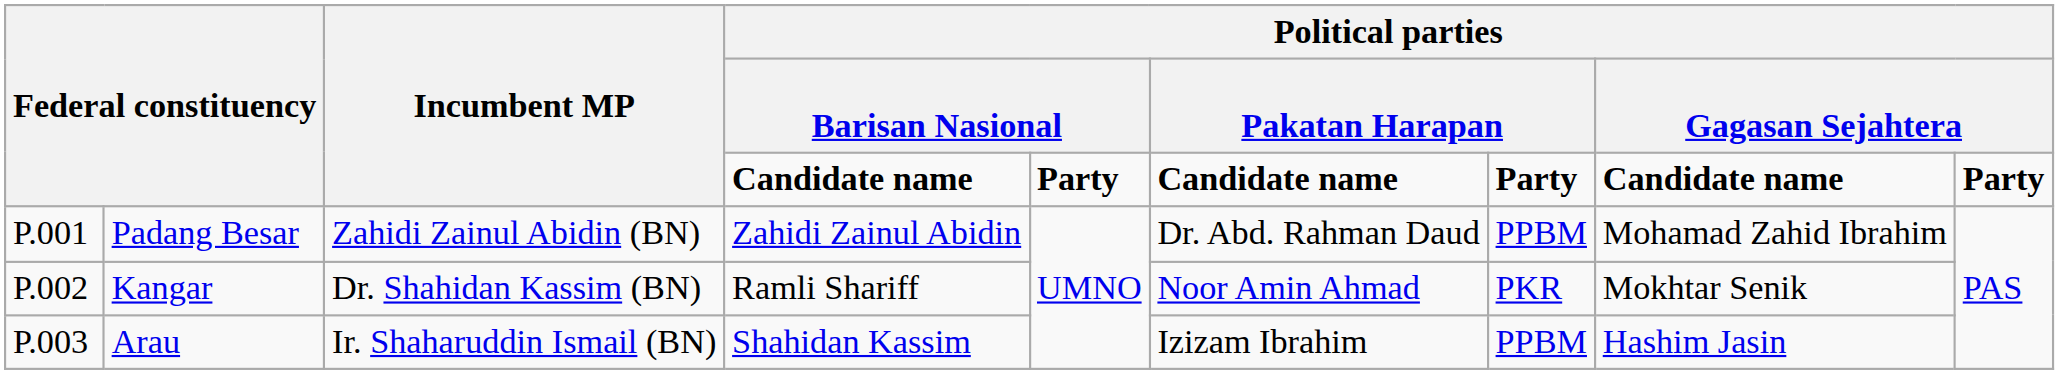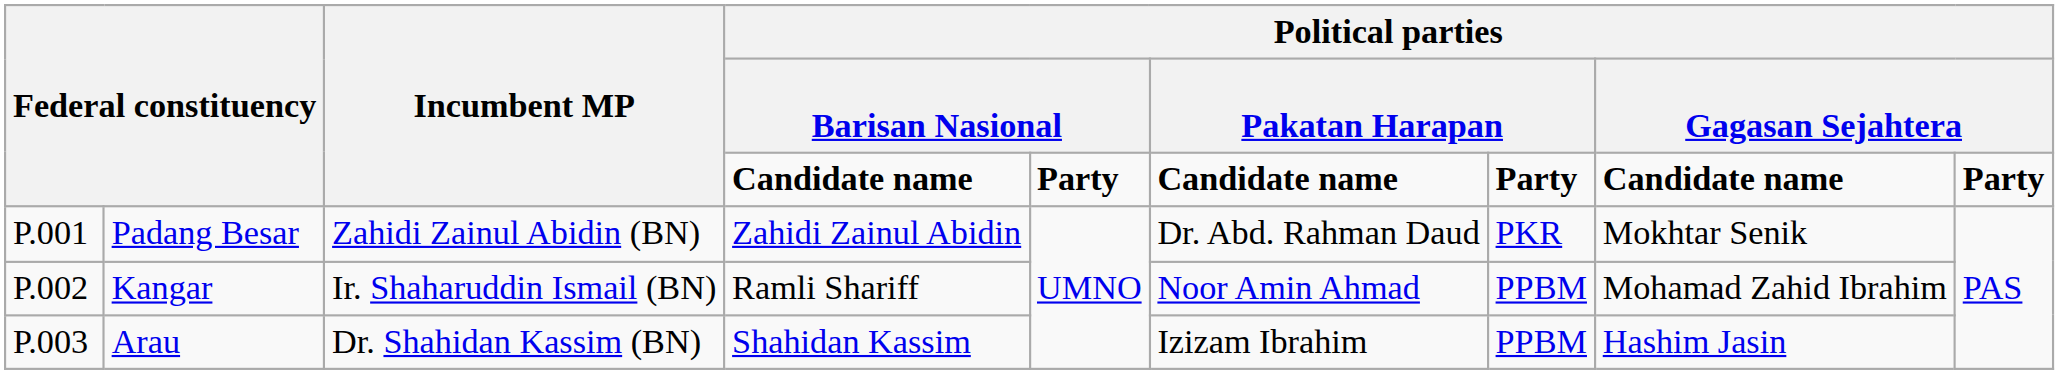(1541, 233) PPBM -> (1529, 233) PKR
(1775, 233) Mohamad Zahid Ibrahim -> (1705, 233) Mokhtar Senik
(517, 287) Dr. Shahidan Kassim (BN) -> (524, 287) Ir. Shaharuddin Ismail (BN)
(1529, 287) PKR -> (1541, 287) PPBM
(1705, 287) Mokhtar Senik -> (1775, 287) Mohamad Zahid Ibrahim
(524, 341) Ir. Shaharuddin Ismail (BN) -> (517, 341) Dr. Shahidan Kassim (BN)
